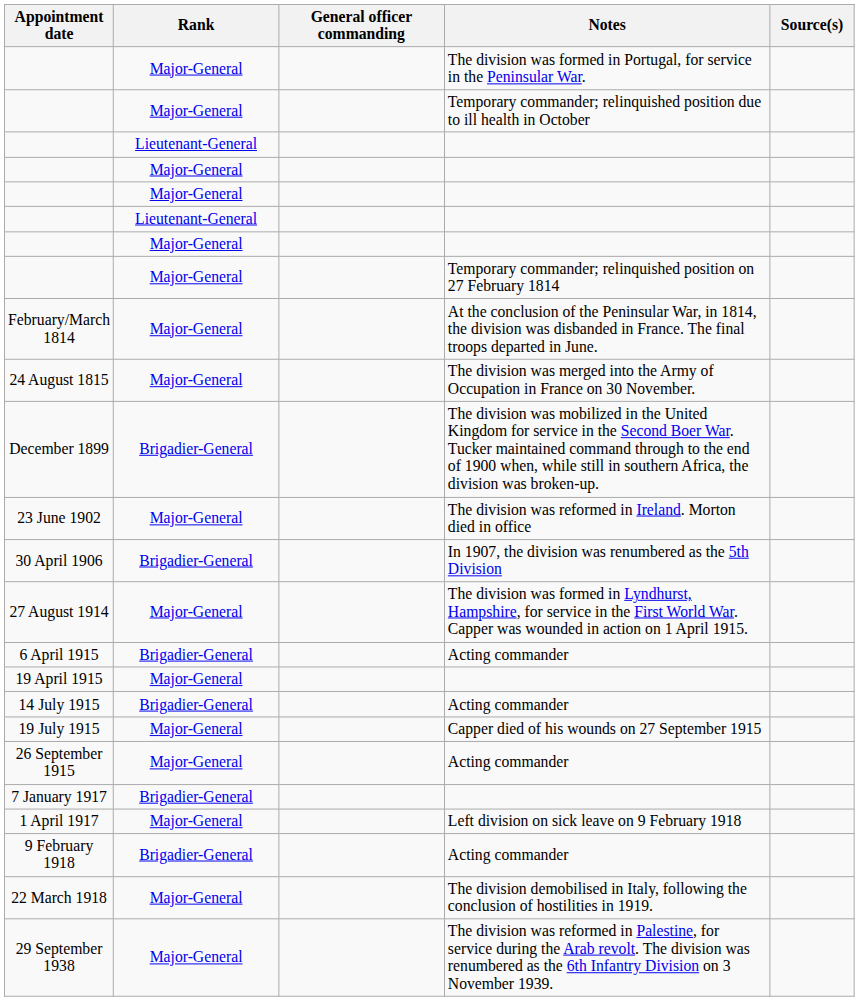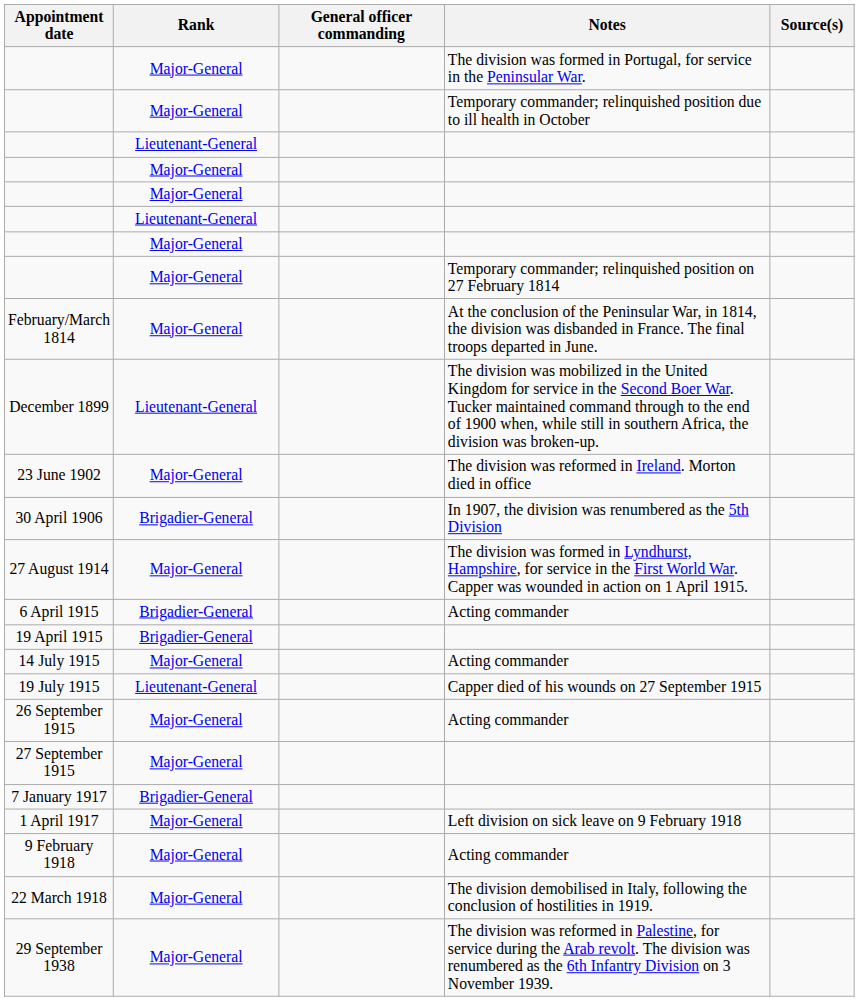- row: (59, 380)
(196, 449) Brigadier-General -> (196, 406) Lieutenant-General
(196, 679) Major-General -> (196, 636) Brigadier-General
(196, 704) Brigadier-General -> (196, 661) Major-General
(196, 729) Major-General -> (196, 686) Lieutenant-General
+ row: (59, 762)
(196, 855) Brigadier-General -> (196, 855) Major-General
